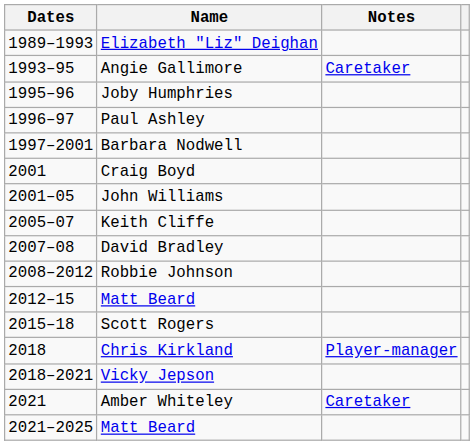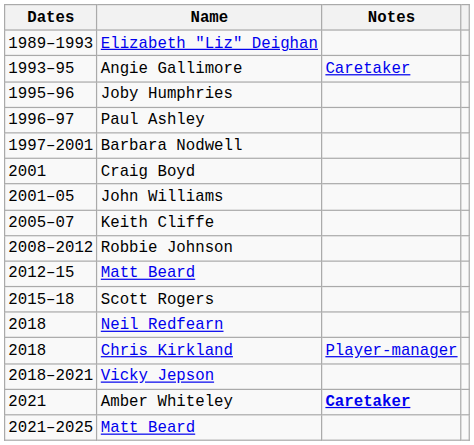- row: (41, 248)
+ row: (27, 325)
(368, 402) normal -> (368, 402) bold
